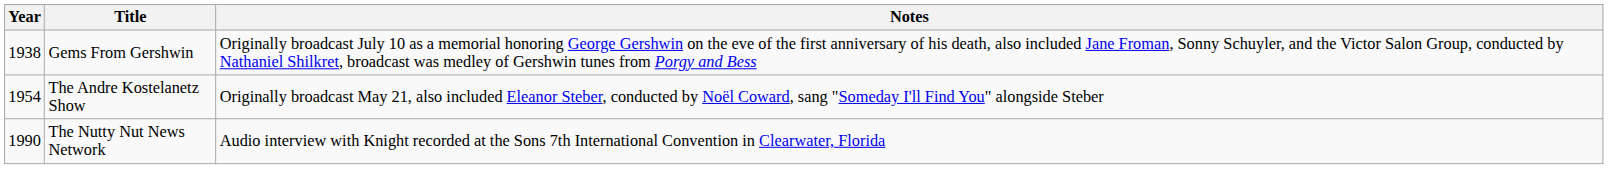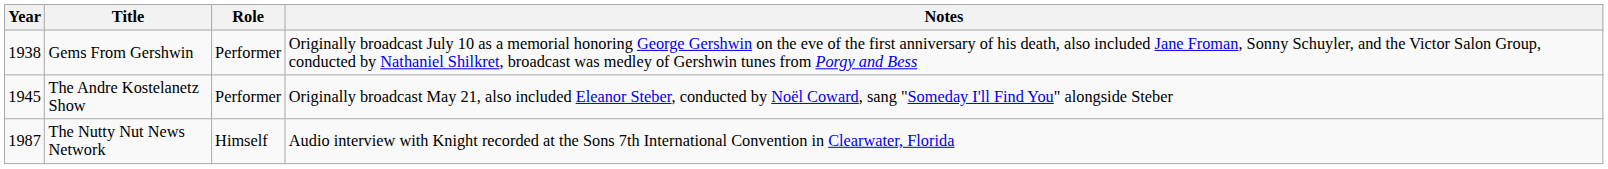+ column: (248, 17)
(25, 96) 1954 -> (25, 96) 1945
(25, 140) 1990 -> (25, 140) 1987
